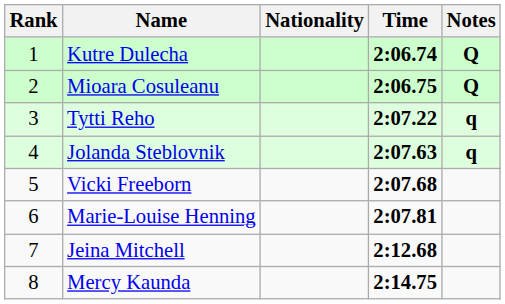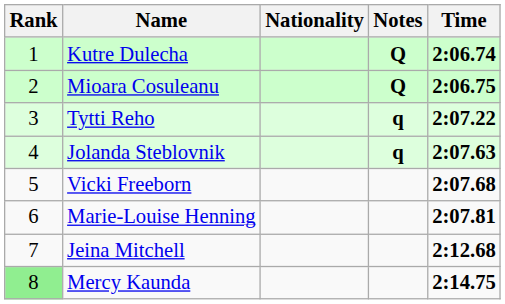columns swapped: (405, 20) <-> (471, 20)
(33, 282) no background -> (33, 282) lightgreen background
